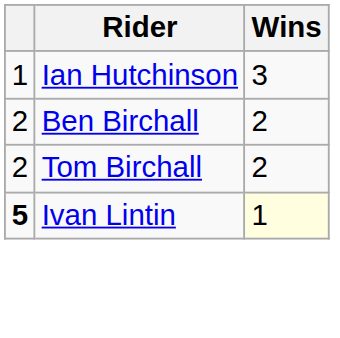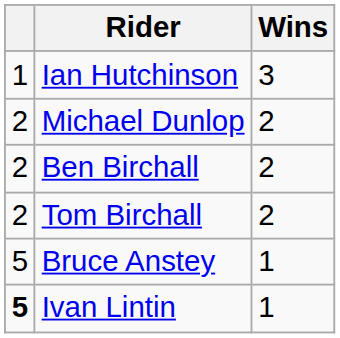+ row: (143, 121)
+ row: (128, 261)
(260, 214) lightyellow background -> (266, 307) no background
